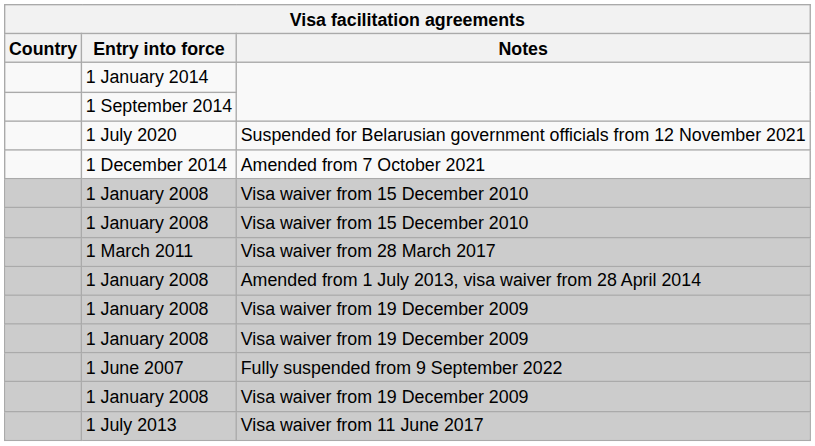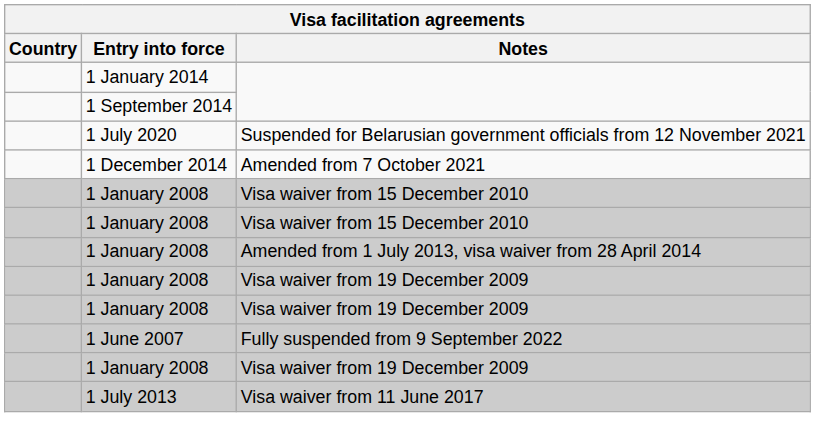- row: (139, 251)
